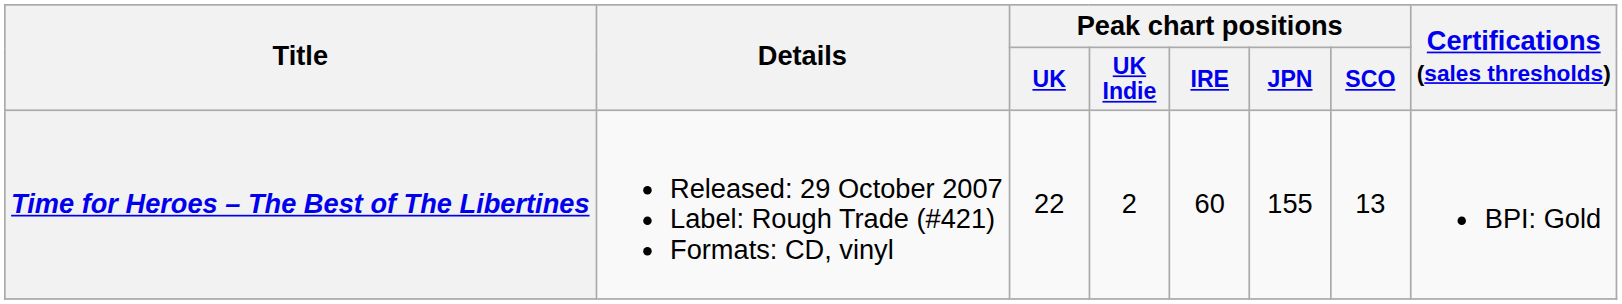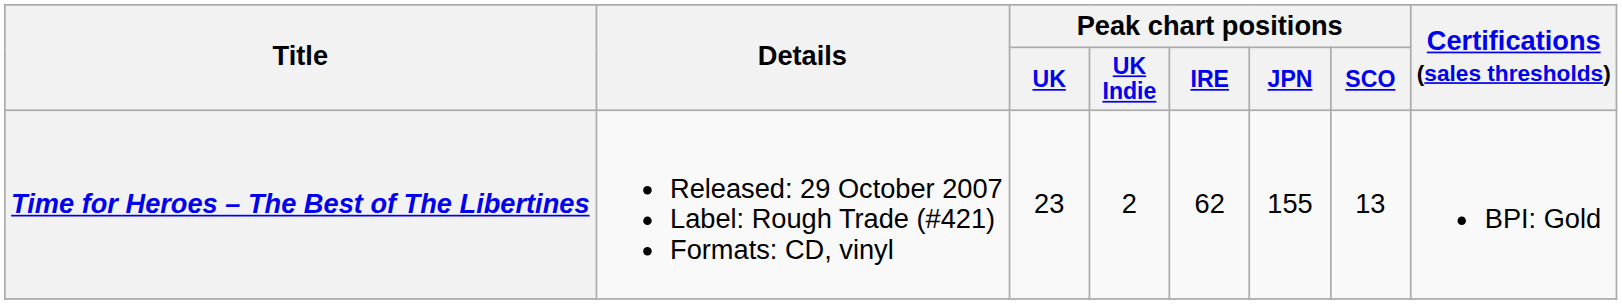(1049, 204) 22 -> (1049, 204) 23
(1210, 204) 60 -> (1210, 204) 62
